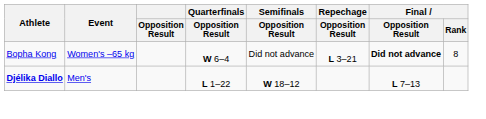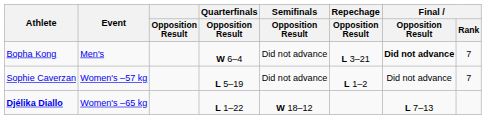(101, 54) Women's –65 kg -> (92, 54) Men's
(456, 54) 8 -> (469, 54) 7
+ row: (41, 79)
(79, 79) Men's -> (114, 103) Women's –65 kg
